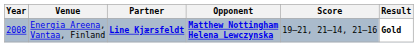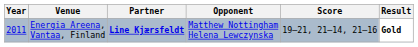(16, 30) 2008 -> (16, 30) 2011
(233, 30) bold -> (233, 30) normal
